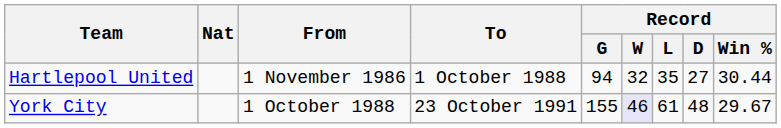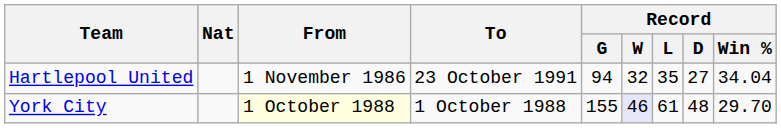(490, 78) 1 October 1988 -> (496, 78) 23 October 1991
(745, 78) 30.44 -> (745, 78) 34.04
(319, 108) no background -> (319, 108) lightyellow background
(496, 108) 23 October 1991 -> (490, 108) 1 October 1988
(745, 108) 29.67 -> (745, 108) 29.70
